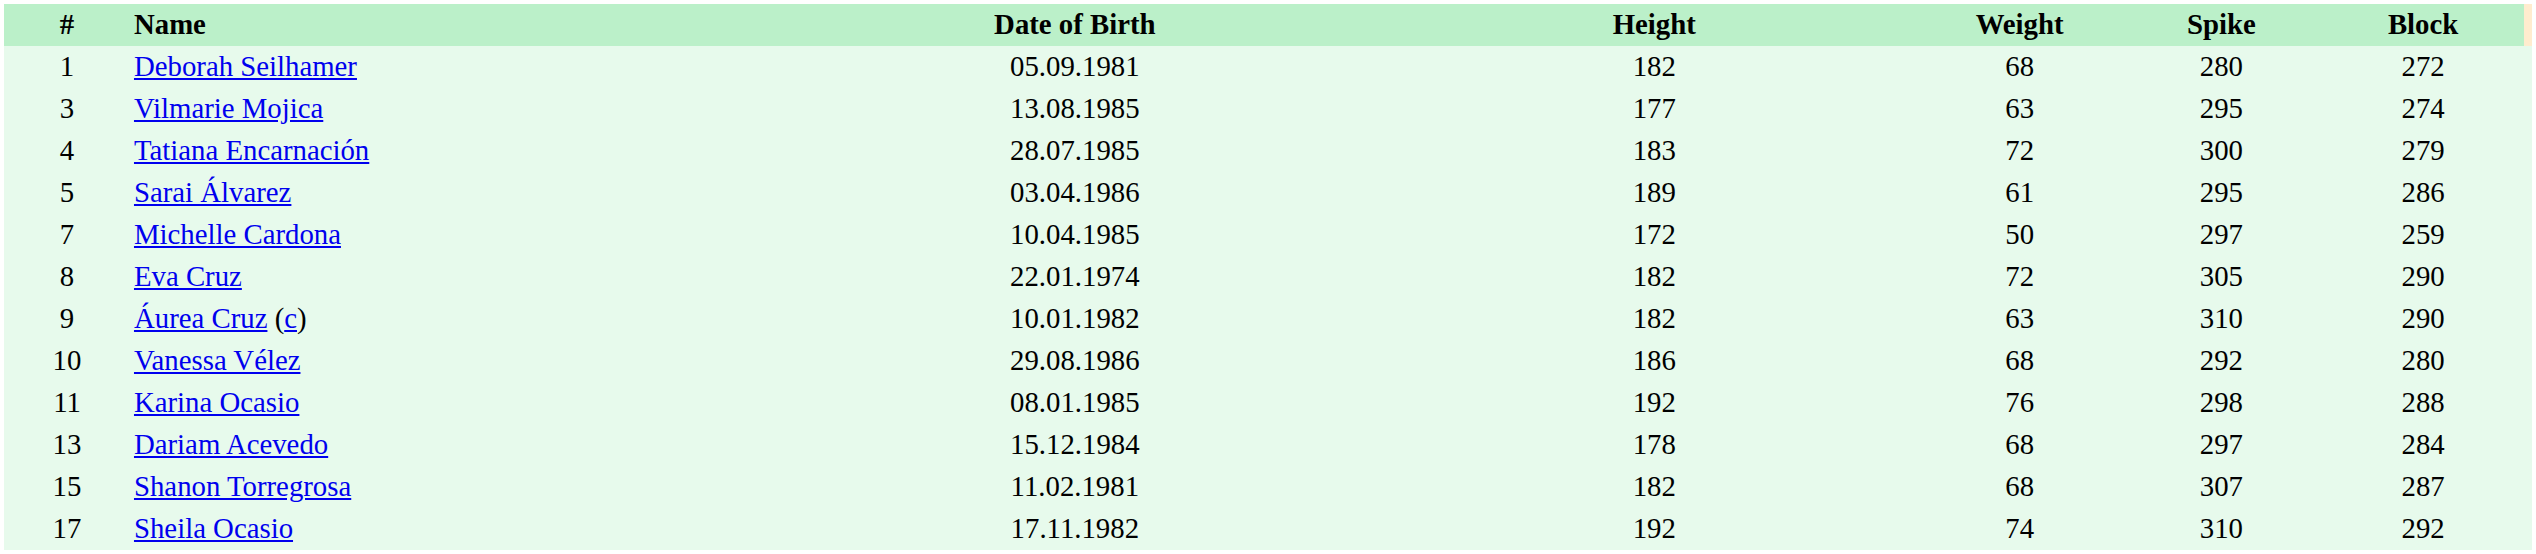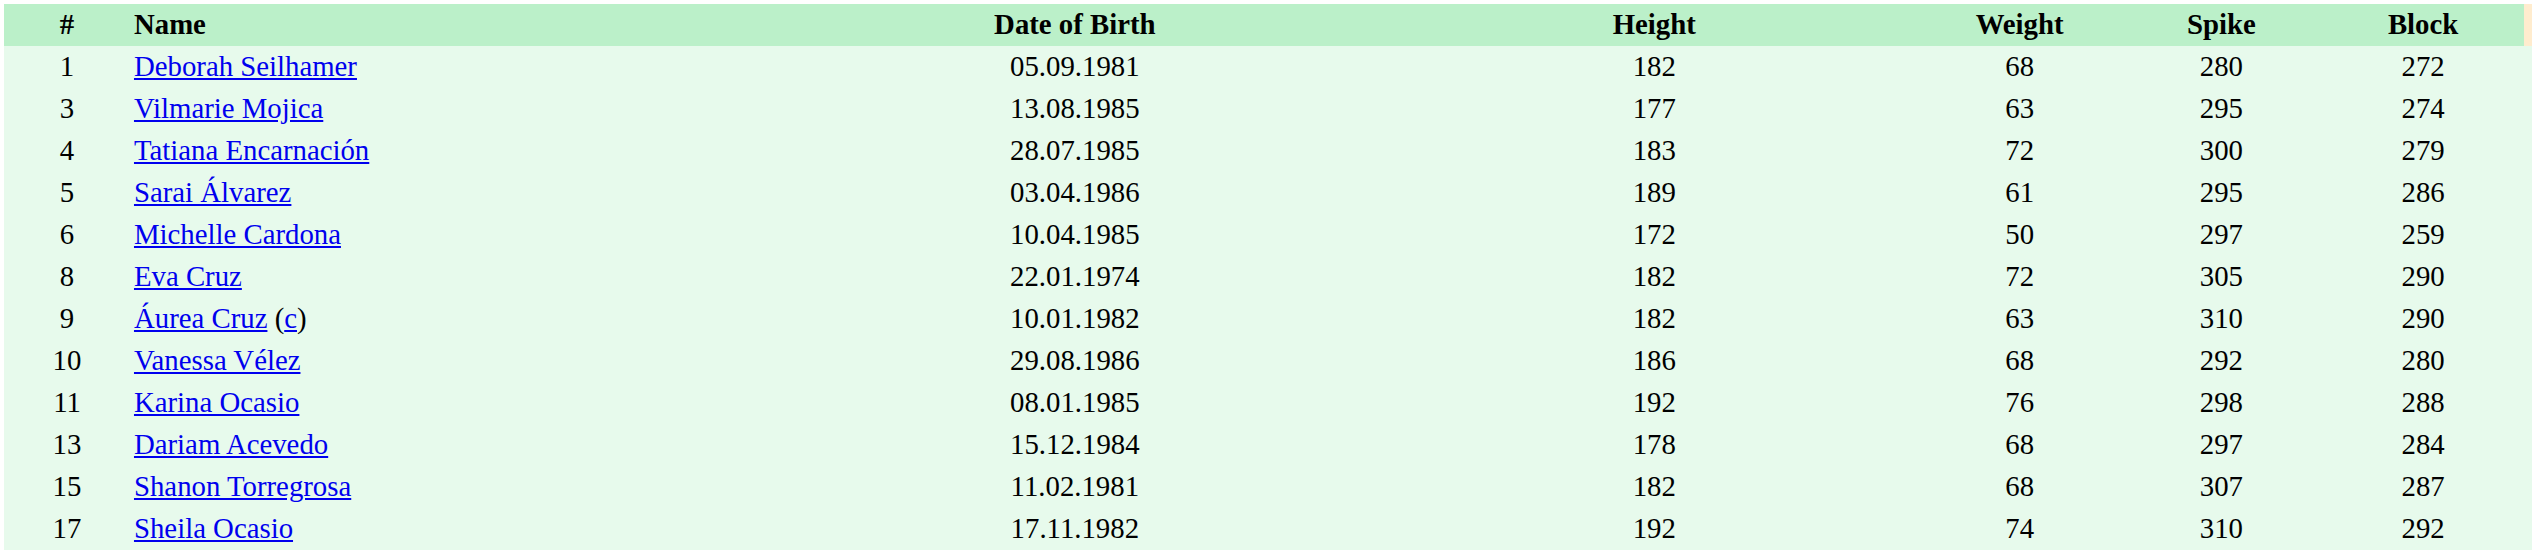(67, 234) 7 -> (67, 234) 6
